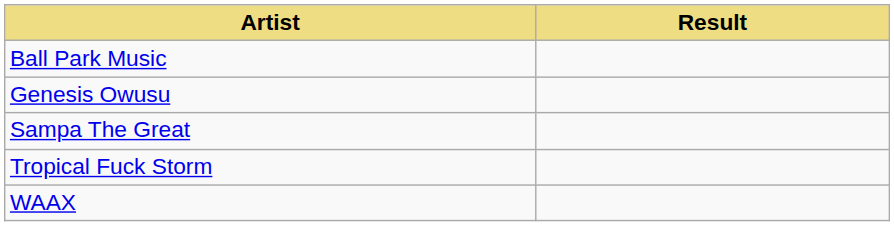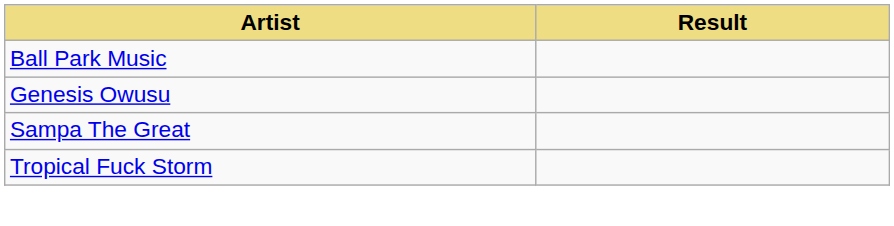- row: (43, 202)
